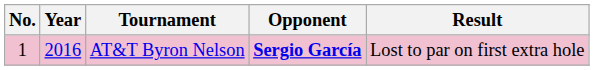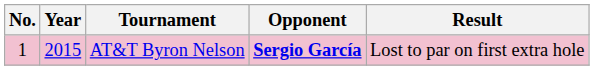(63, 50) 2016 -> (63, 50) 2015
